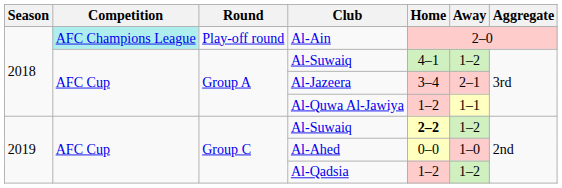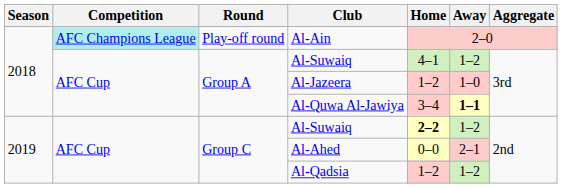(428, 82) 3–4 -> (428, 82) 1–2
(470, 82) 2–1 -> (470, 82) 1–0
(428, 104) 1–2 -> (428, 104) 3–4
(470, 104) normal -> (470, 104) bold
(470, 149) 1–0 -> (470, 149) 2–1
